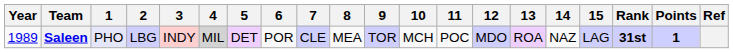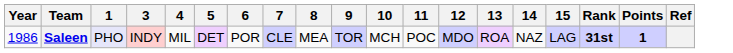- column: (143, 16)
(23, 37) 1989 -> (23, 37) 1986
(213, 37) lightgrey background -> (180, 37) no background
